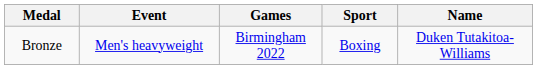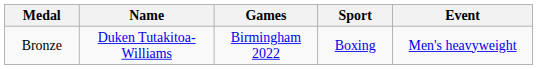columns swapped: (465, 15) <-> (149, 15)
